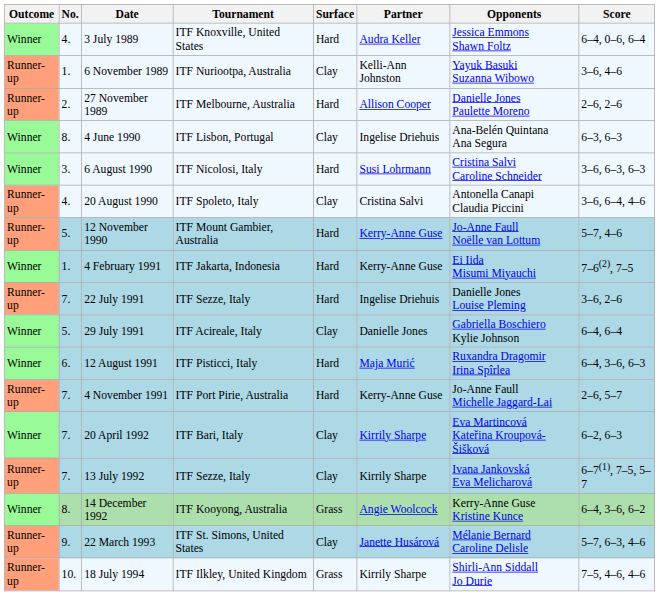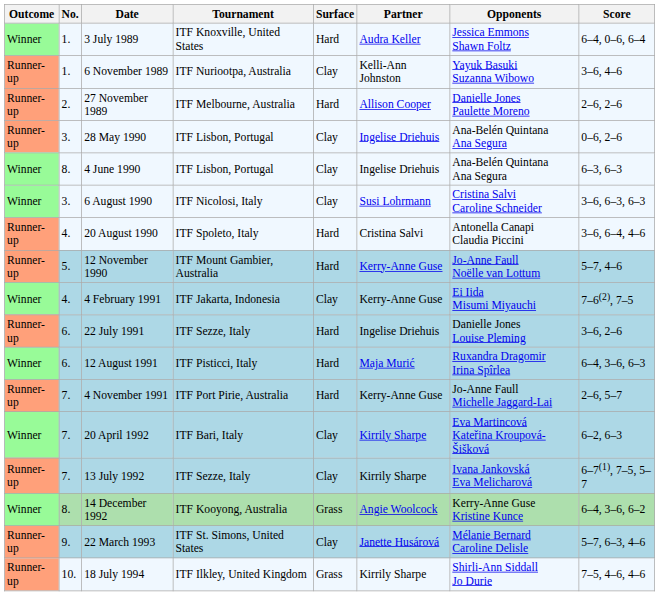(66, 39) 4. -> (66, 39) 1.
+ row: (115, 136)
(328, 168) Hard -> (327, 201) Clay
(327, 201) Clay -> (328, 233) Hard
(66, 265) 1. -> (66, 298) 4.
(328, 265) Hard -> (327, 298) Clay
(66, 298) 7. -> (66, 330) 6.
- row: (114, 330)
